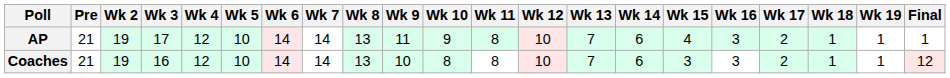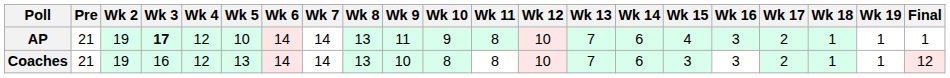(161, 38) normal -> (161, 38) bold
(242, 61) 10 -> (242, 61) 13
